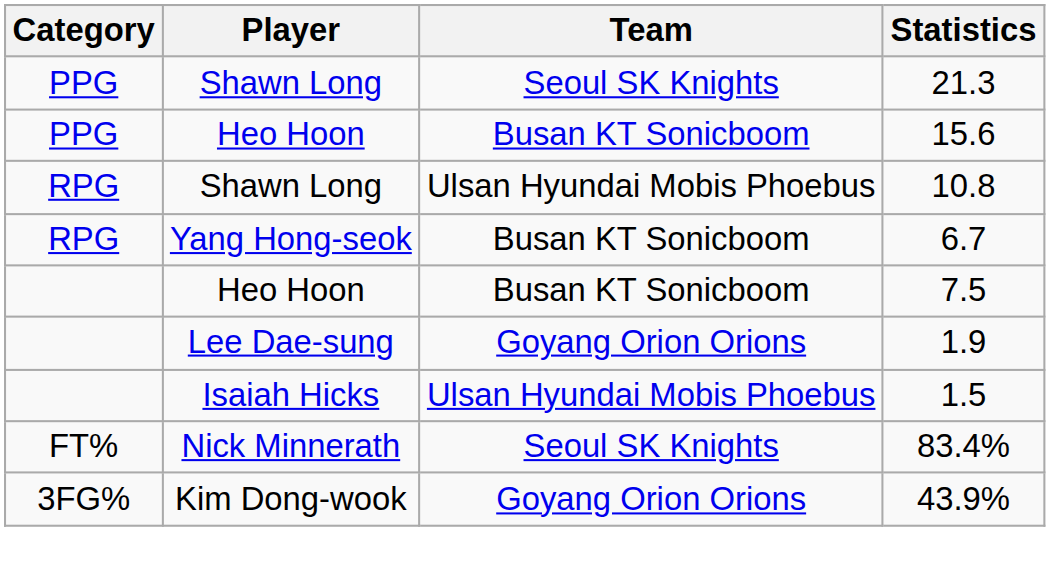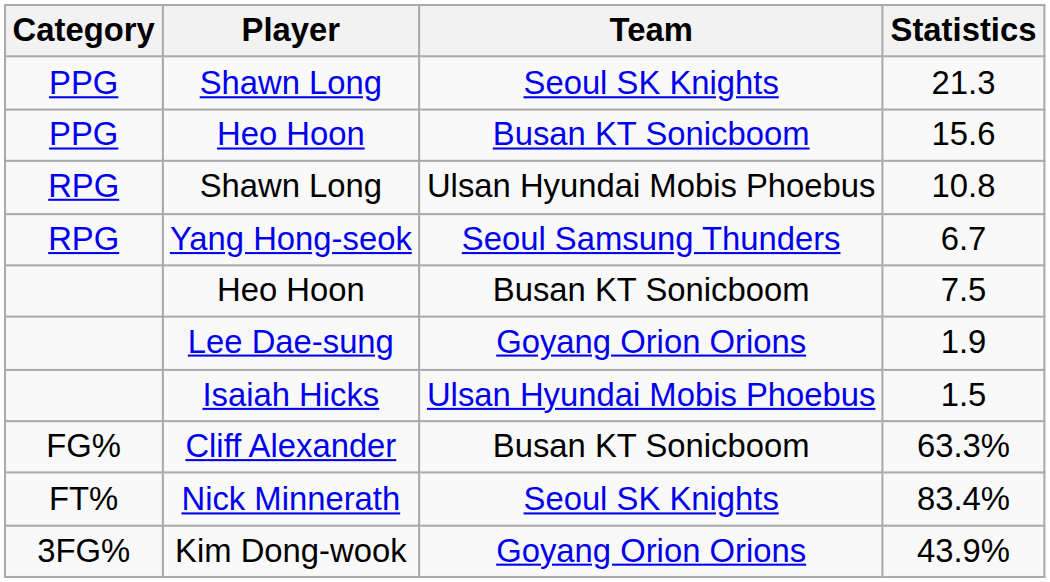(651, 238) Busan KT Sonicboom -> (651, 238) Seoul Samsung Thunders
+ row: (963, 446)
